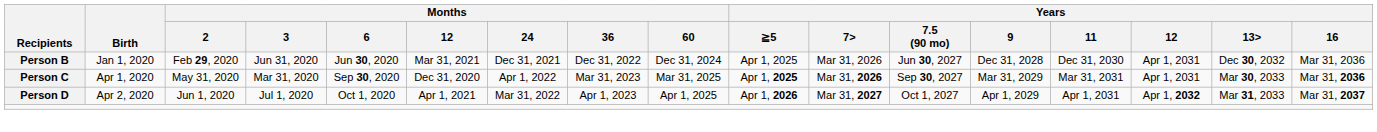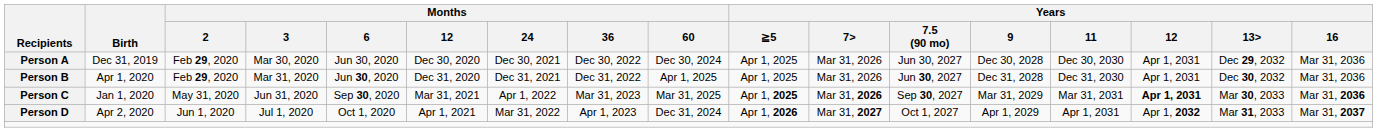+ row: (45, 60)
(125, 60) Jan 1, 2020 -> (125, 78) Apr 1, 2020
(286, 60) Jun 31, 2020 -> (286, 78) Mar 31, 2020
(447, 60) Mar 31, 2021 -> (447, 78) Dec 31, 2020
(688, 60) Dec 31, 2024 -> (688, 78) Apr 1, 2025
(125, 78) Apr 1, 2020 -> (125, 95) Jan 1, 2020
(286, 78) Mar 31, 2020 -> (286, 95) Jun 31, 2020
(447, 78) Dec 31, 2020 -> (447, 95) Mar 31, 2021
(1171, 78) normal -> (1171, 95) bold
(688, 95) Apr 1, 2025 -> (688, 113) Dec 31, 2024
